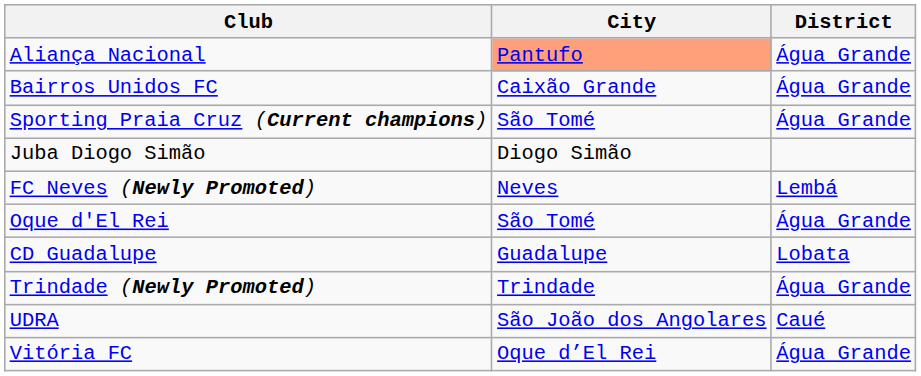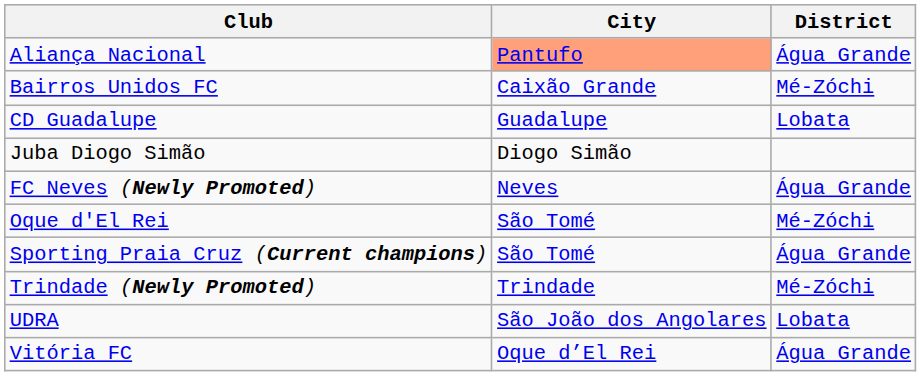(844, 88) Água Grande -> (825, 88) Mé-Zóchi
rows swapped: (83, 254) <-> (249, 121)
(807, 188) Lembá -> (844, 188) Água Grande
(844, 221) Água Grande -> (825, 221) Mé-Zóchi
(844, 288) Água Grande -> (825, 288) Mé-Zóchi
(801, 321) Caué -> (813, 321) Lobata
